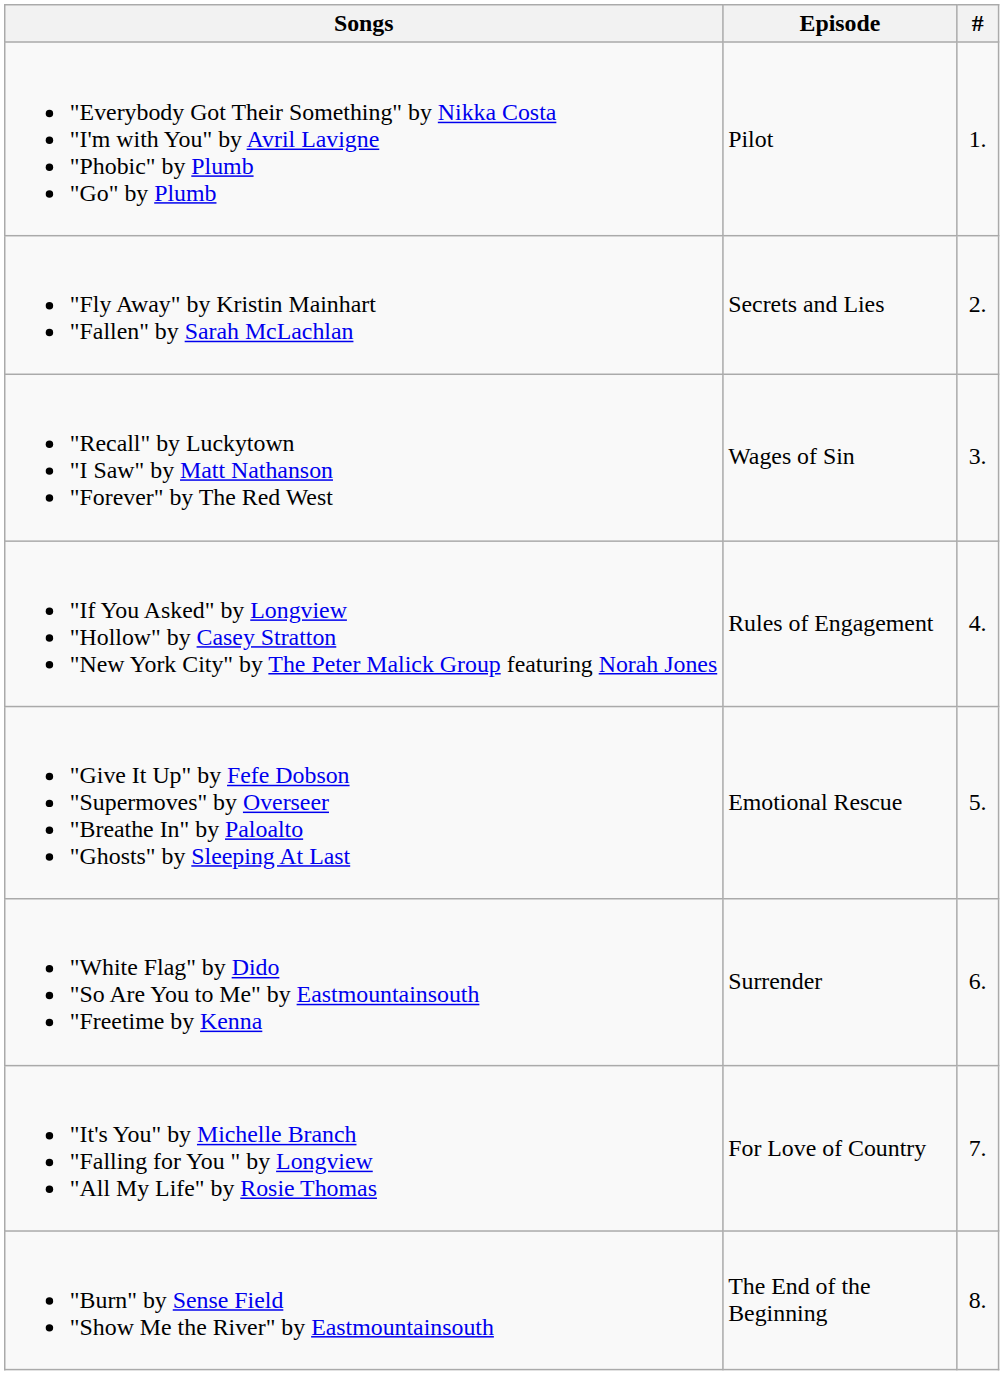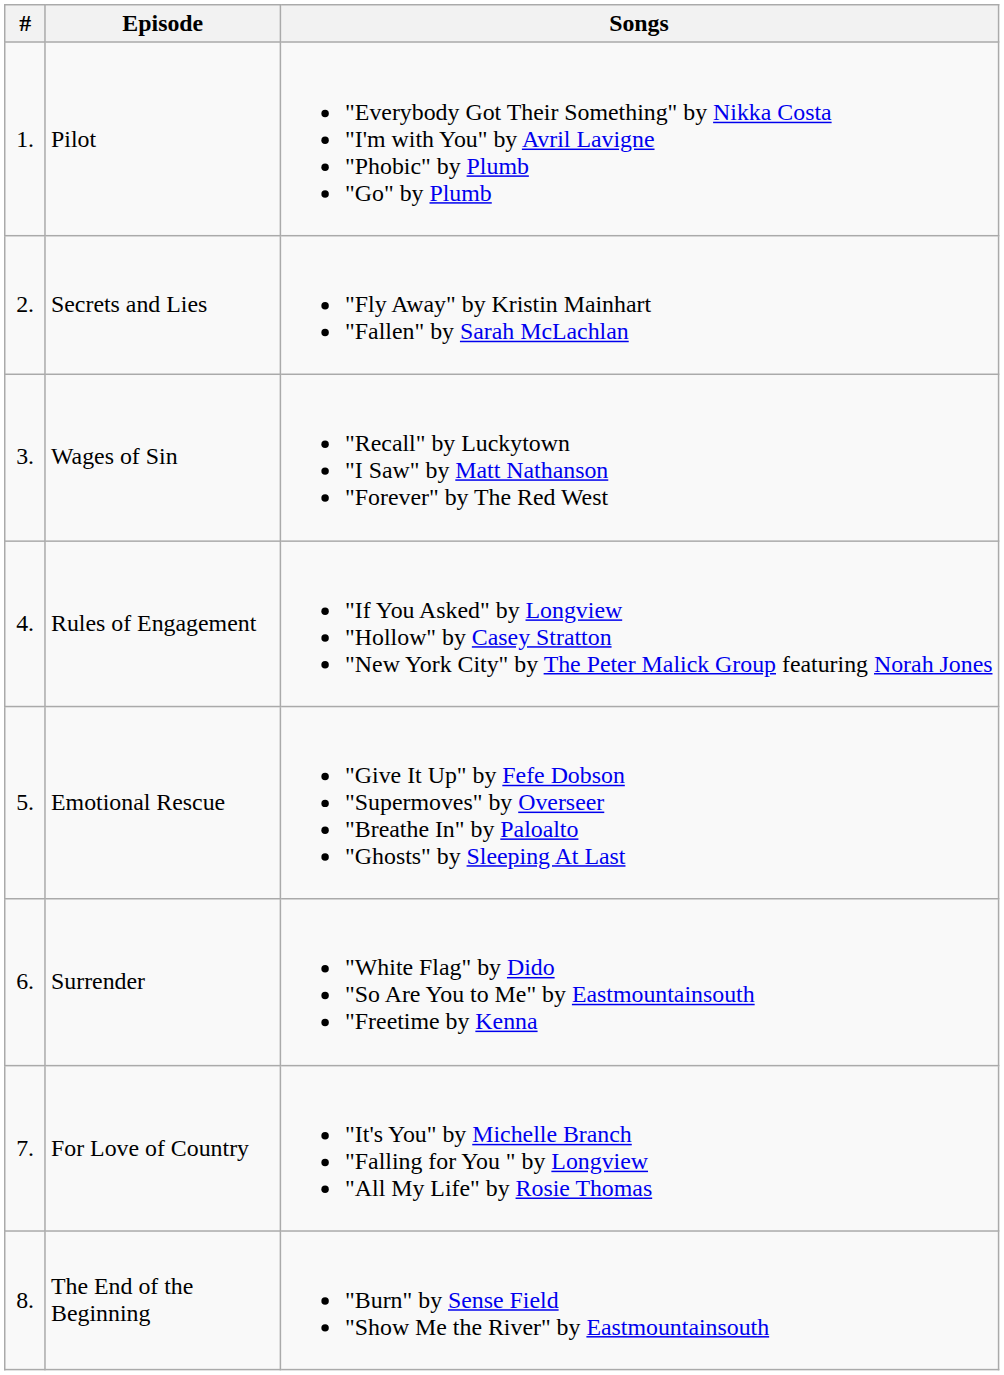columns swapped: (978, 23) <-> (364, 23)
